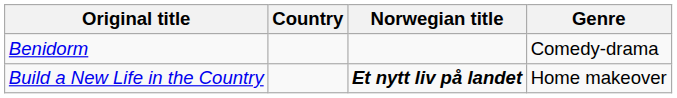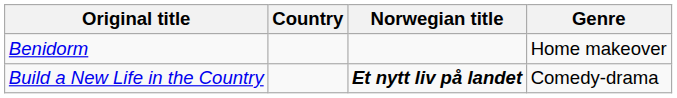(595, 48) Comedy-drama -> (599, 48) Home makeover
(599, 78) Home makeover -> (595, 78) Comedy-drama
